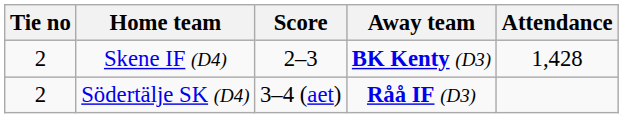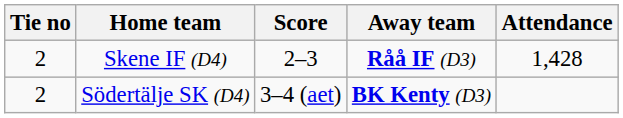(421, 58) BK Kenty (D3) -> (421, 58) Råå IF (D3)
(421, 94) Råå IF (D3) -> (421, 94) BK Kenty (D3)
